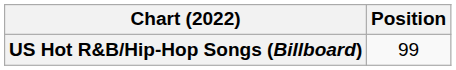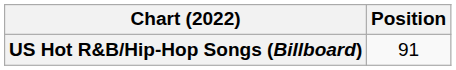(409, 49) 99 -> (409, 49) 91
